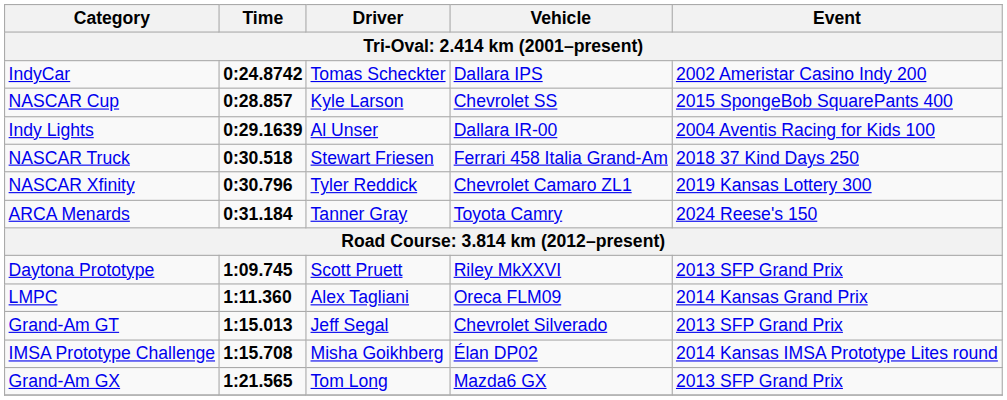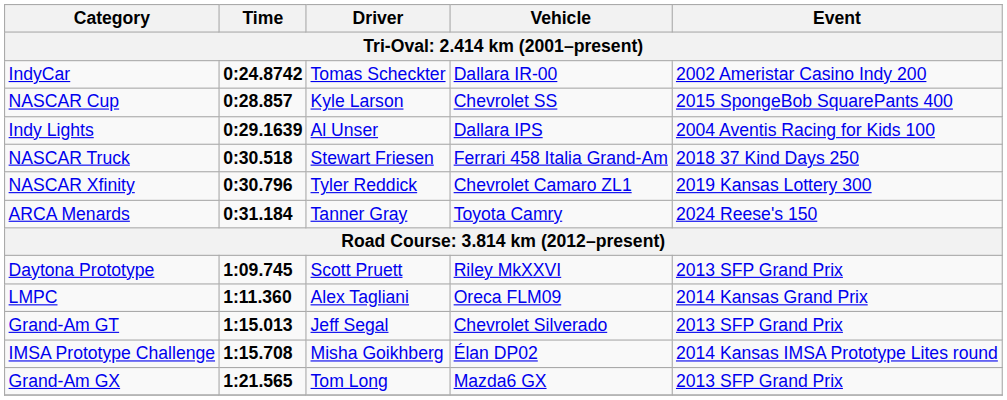(498, 74) Dallara IPS -> (505, 74) Dallara IR-00
(505, 130) Dallara IR-00 -> (498, 130) Dallara IPS
